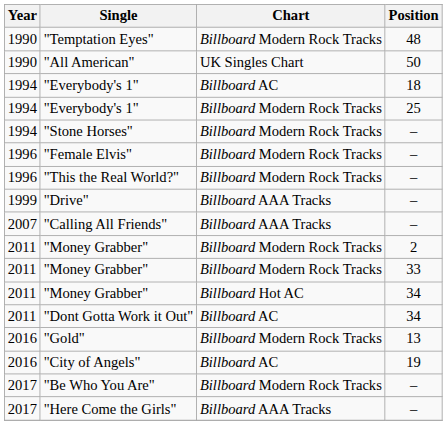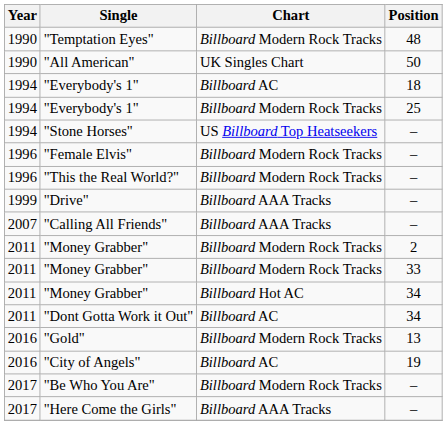(291, 131) Billboard Modern Rock Tracks -> (289, 131) US Billboard Top Heatseekers
